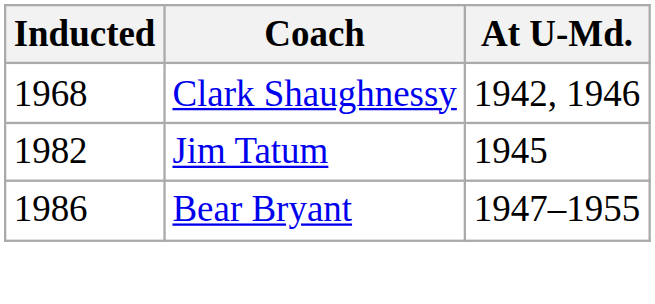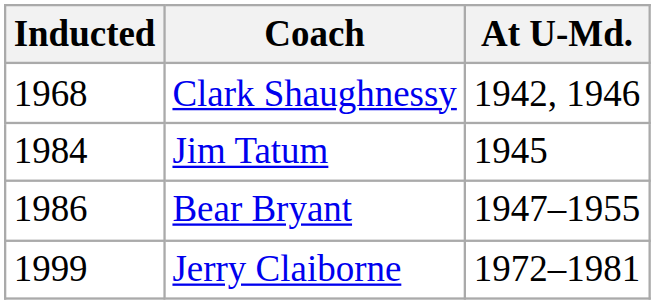(51, 151) 1982 -> (51, 151) 1984
+ row: (287, 268)
